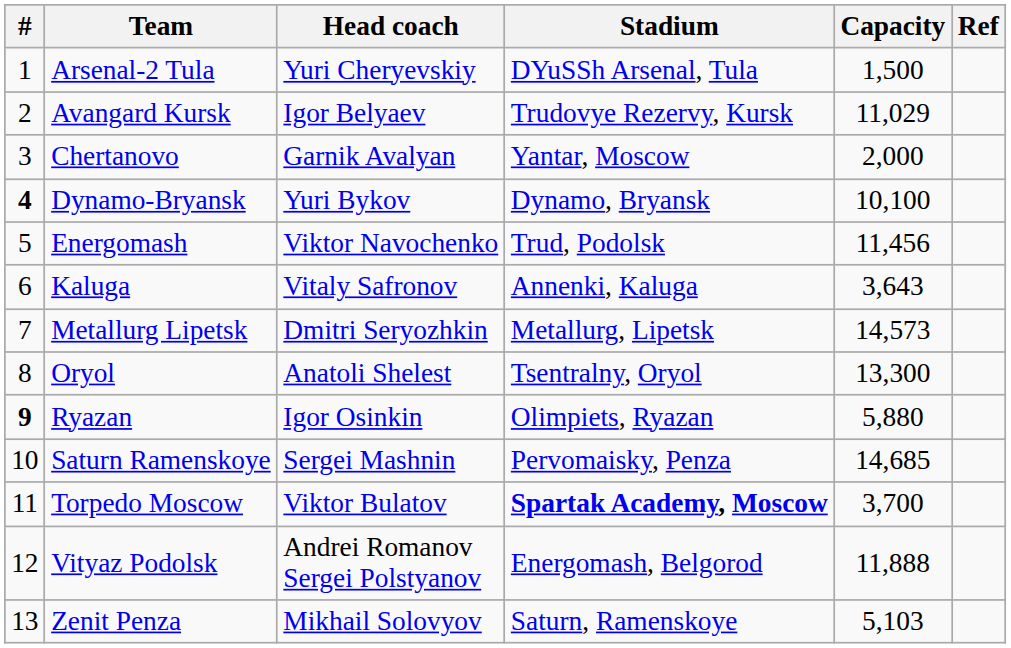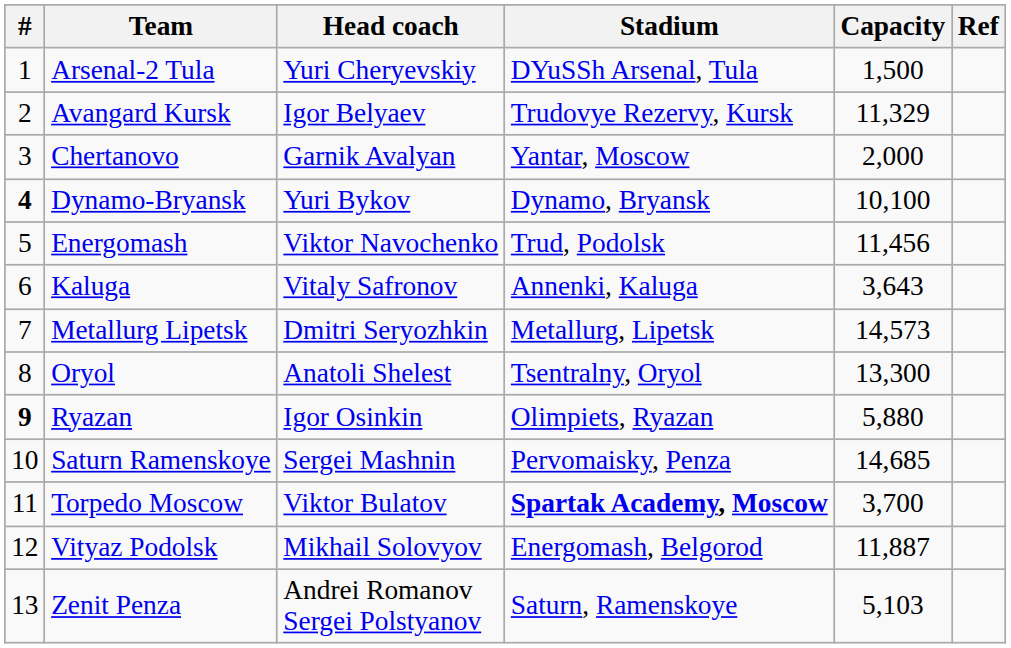(893, 112) 11,029 -> (893, 112) 11,329
(382, 562) Andrei Romanov Sergei Polstyanov -> (383, 546) Mikhail Solovyov
(893, 562) 11,888 -> (893, 546) 11,887
(383, 621) Mikhail Solovyov -> (382, 605) Andrei Romanov Sergei Polstyanov
